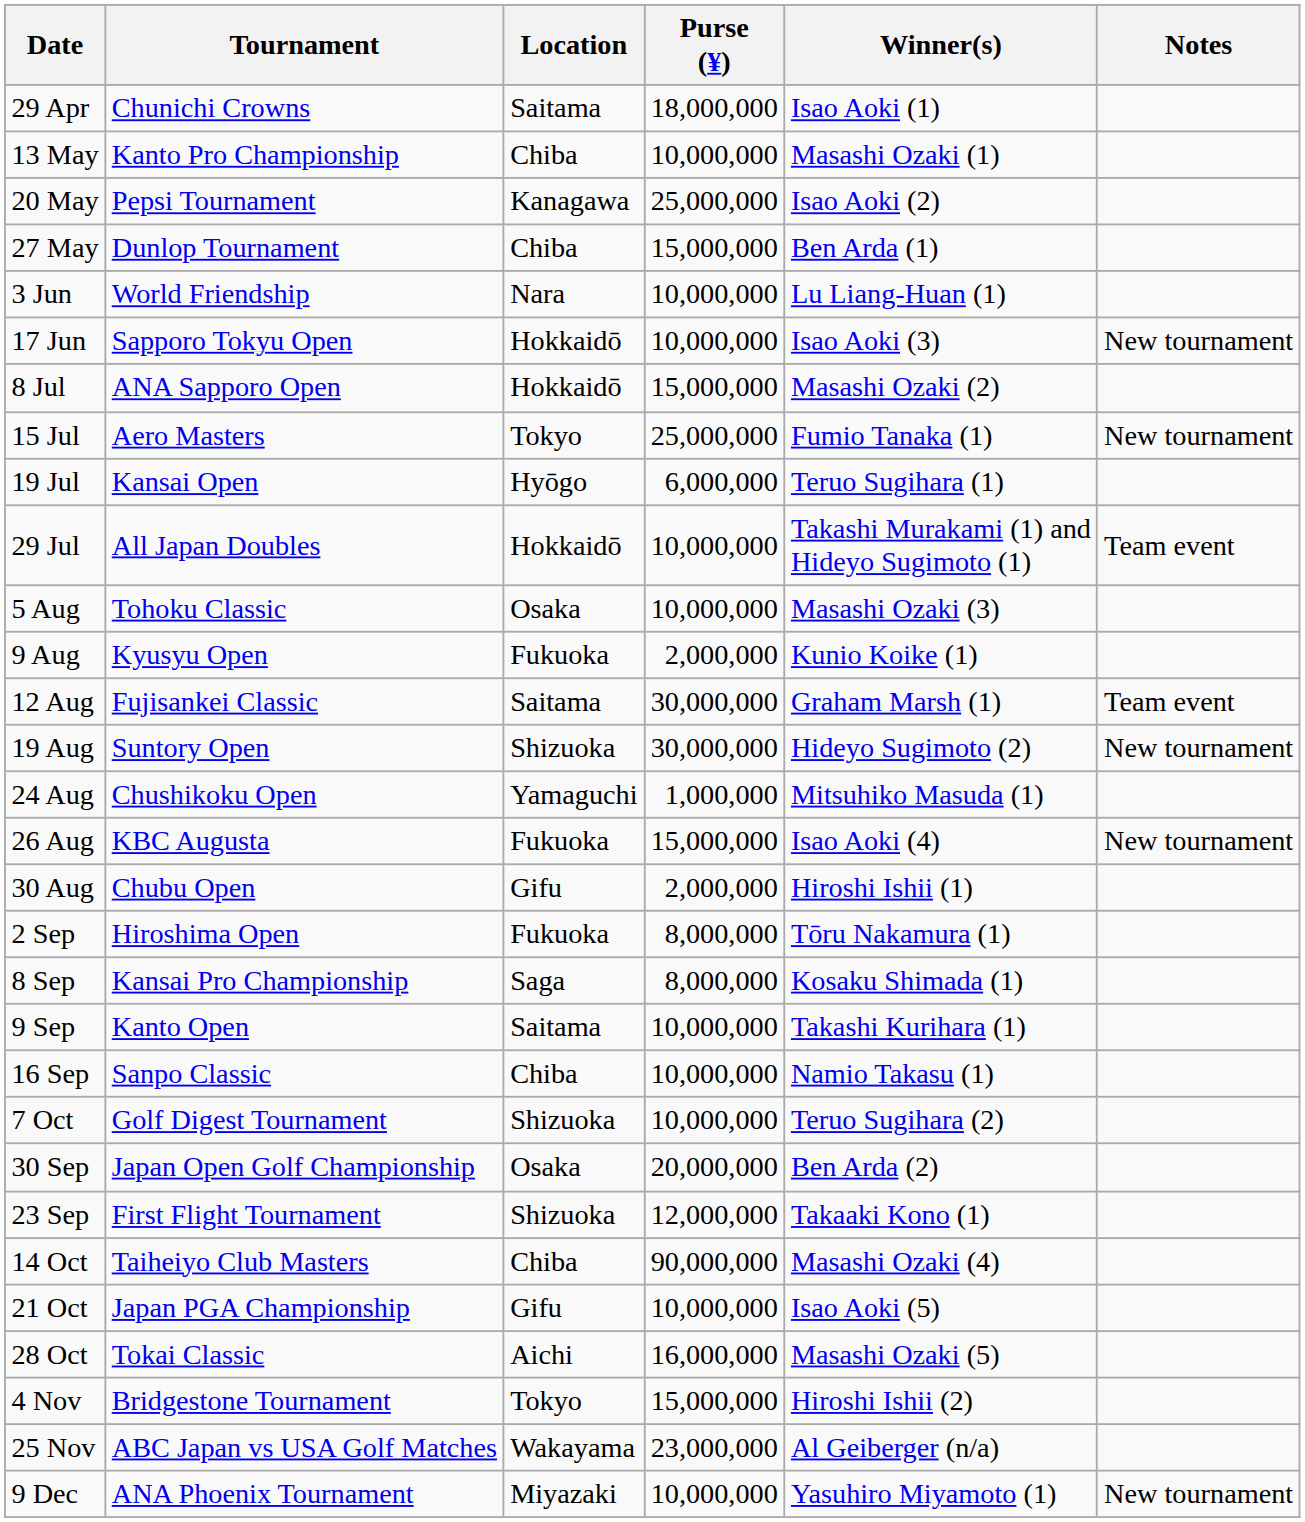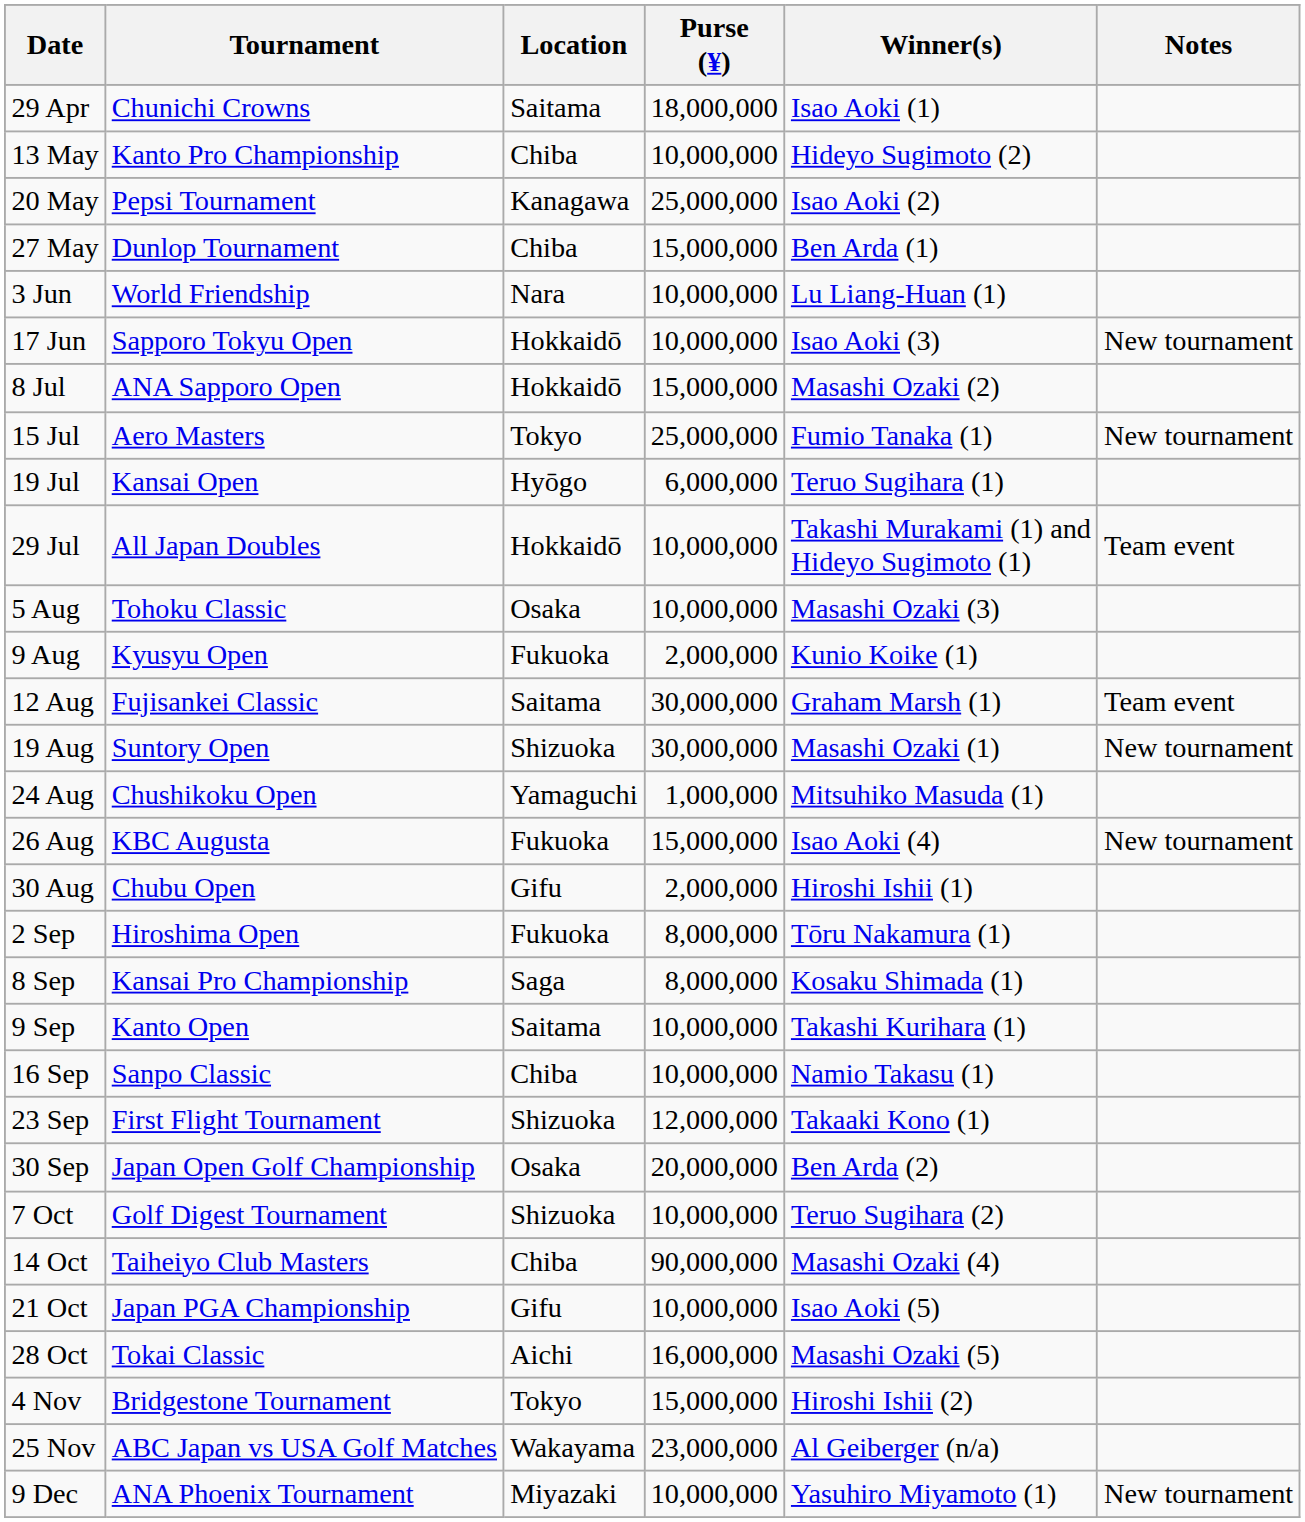(895, 154) Masashi Ozaki (1) -> (911, 154) Hideyo Sugimoto (2)
(911, 747) Hideyo Sugimoto (2) -> (895, 747) Masashi Ozaki (1)
rows swapped: (50, 1213) <-> (42, 1120)
